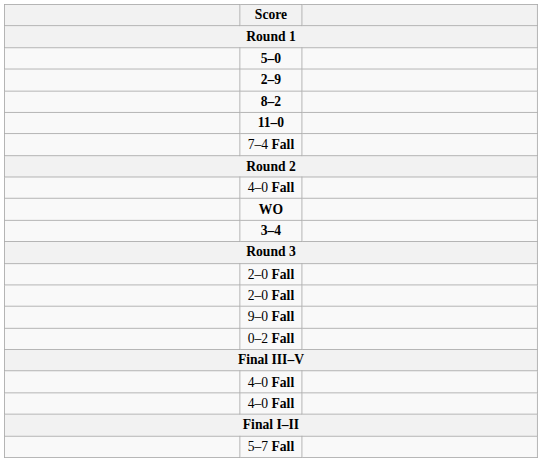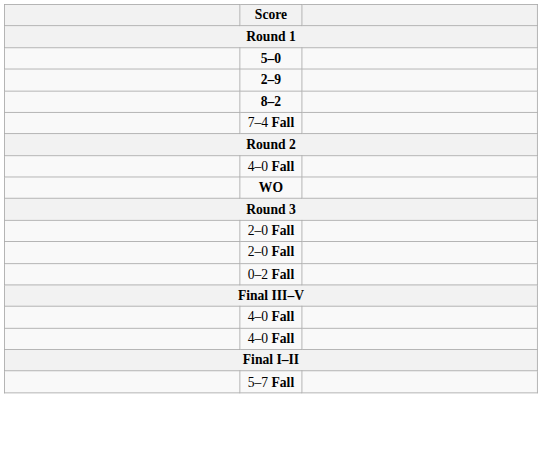- row: (122, 123)
- row: (122, 231)
- row: (122, 317)
